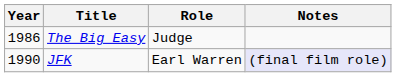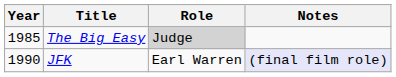(24, 38) 1986 -> (24, 38) 1985
(172, 38) no background -> (172, 38) lightgrey background
